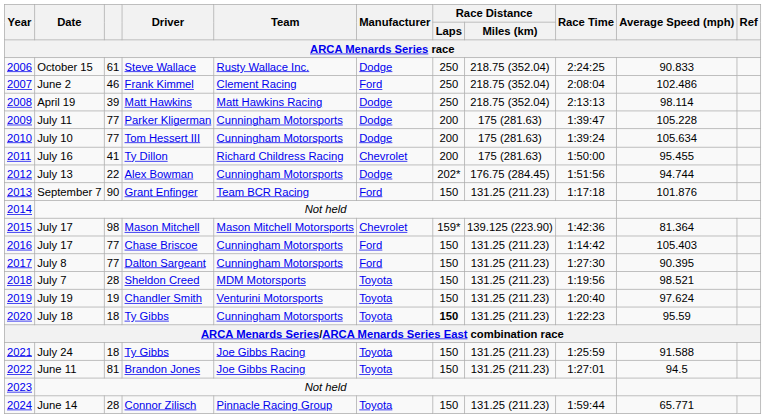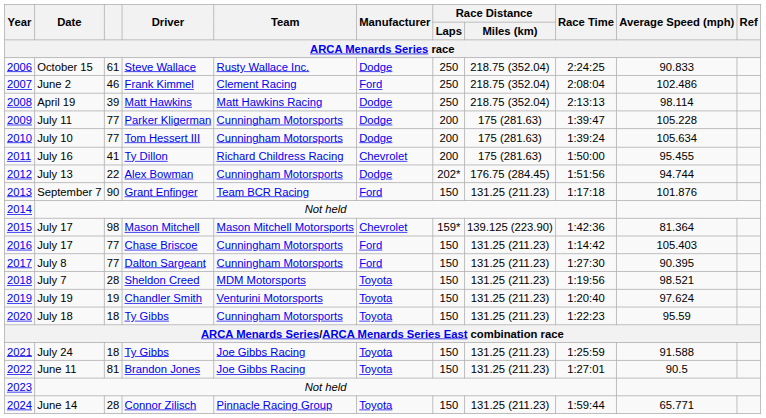(449, 316) bold -> (449, 316) normal
(677, 370) 94.5 -> (677, 370) 90.5
